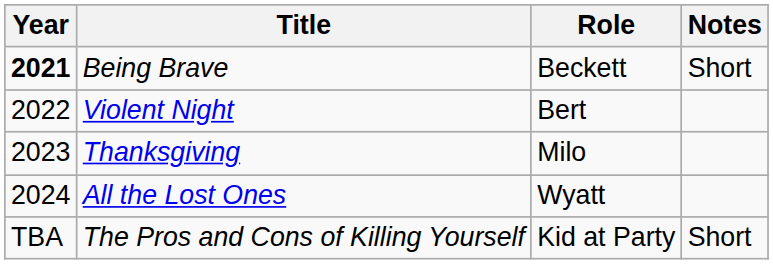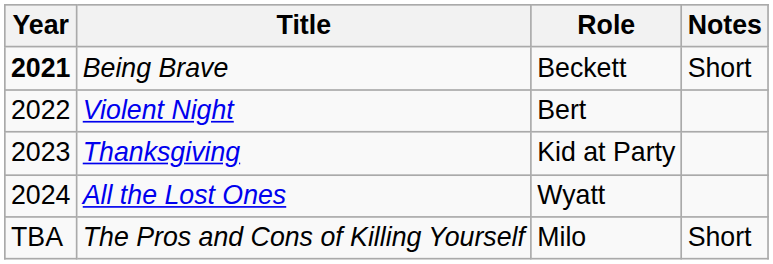(562, 152) Milo -> (606, 152) Kid at Party
(606, 237) Kid at Party -> (562, 237) Milo
